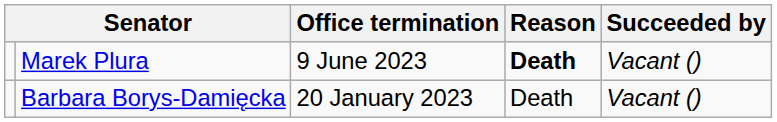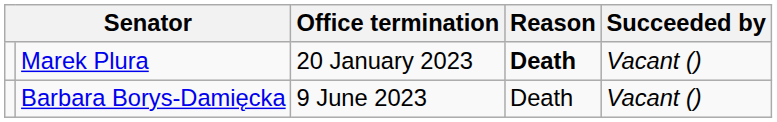(362, 60) 9 June 2023 -> (385, 60) 20 January 2023
(385, 98) 20 January 2023 -> (362, 98) 9 June 2023
